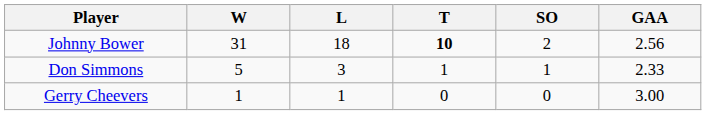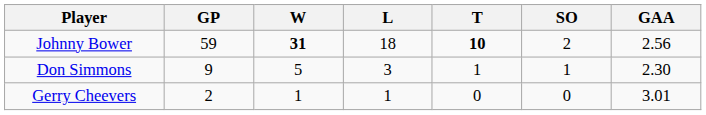+ column: (209, 17)
(239, 43) normal -> (298, 43) bold
(650, 69) 2.33 -> (656, 69) 2.30
(650, 95) 3.00 -> (656, 95) 3.01
